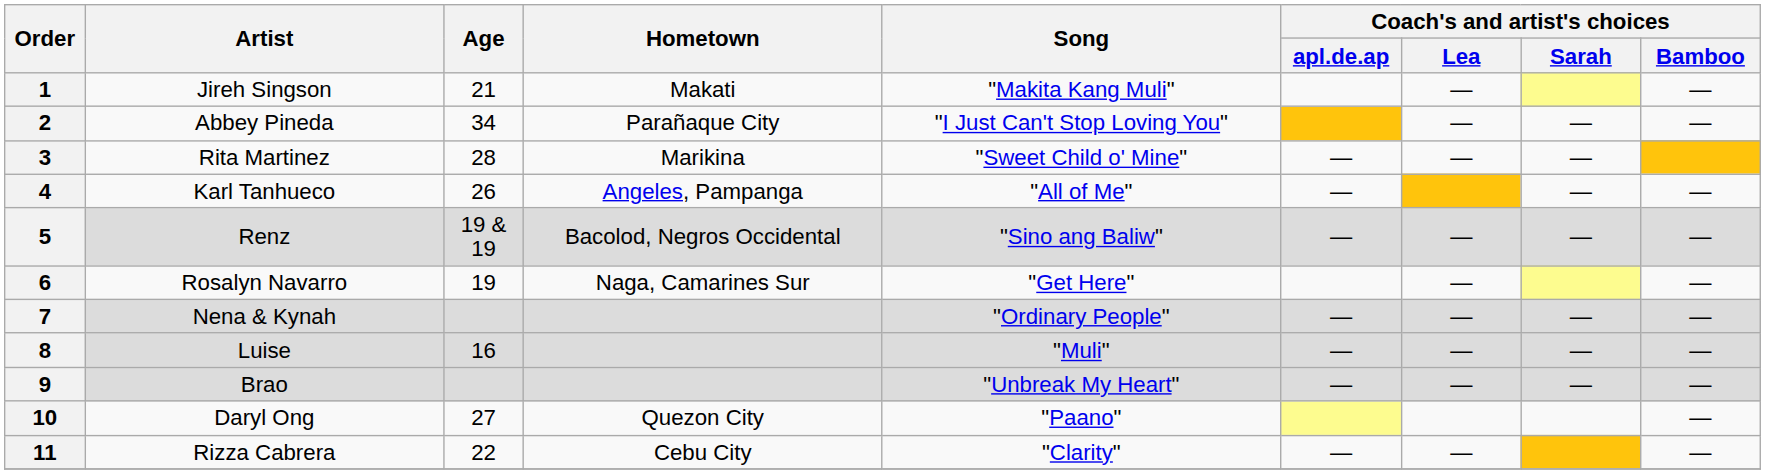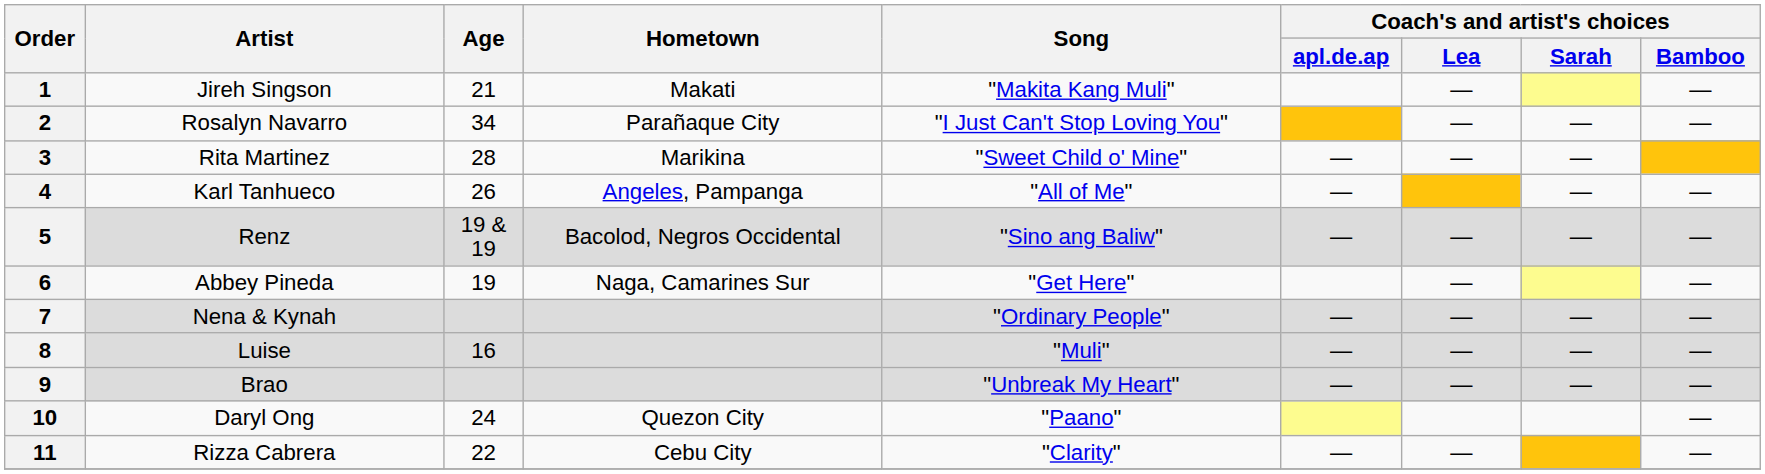(264, 123) Abbey Pineda -> (264, 123) Rosalyn Navarro
(264, 282) Rosalyn Navarro -> (264, 282) Abbey Pineda
(484, 418) 27 -> (484, 418) 24
